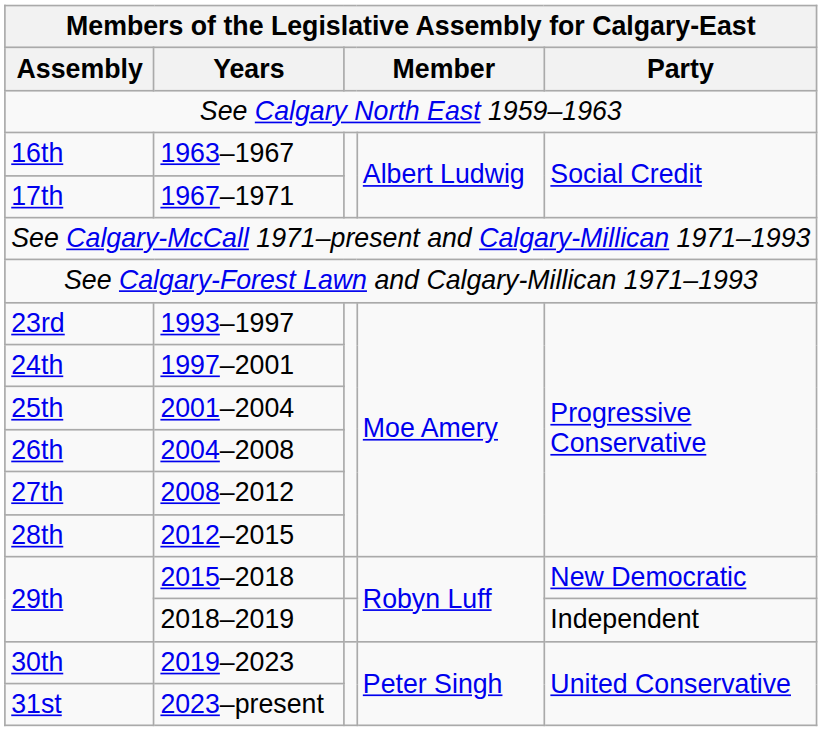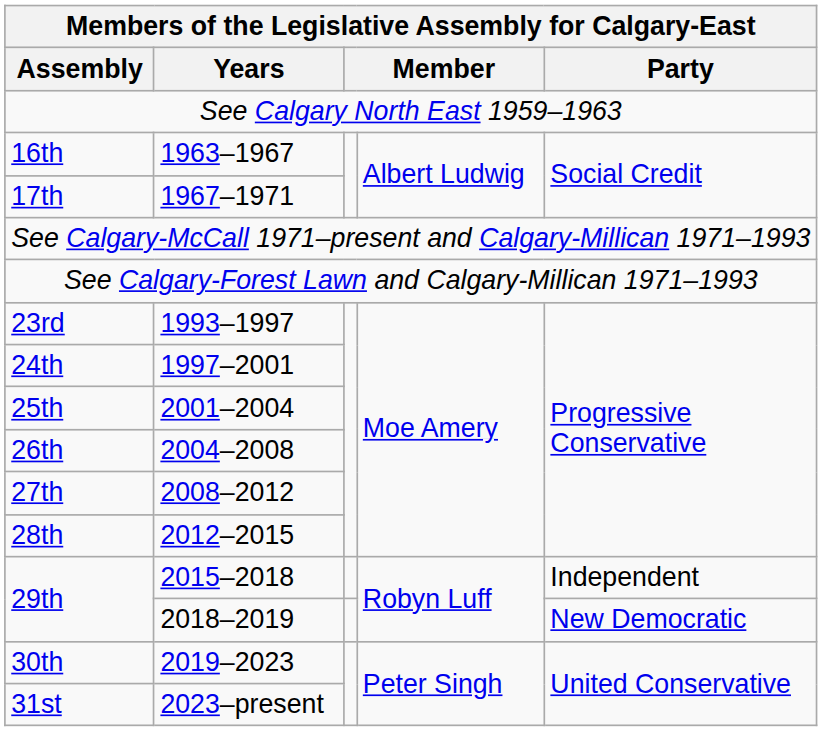(648, 577) New Democratic -> (625, 577) Independent
(625, 619) Independent -> (648, 619) New Democratic
